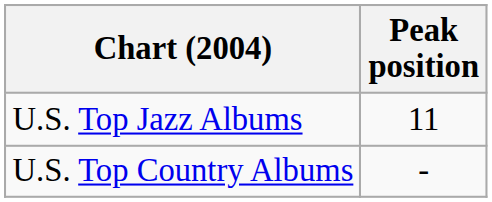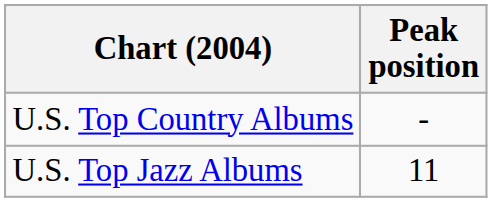rows swapped: (183, 170) <-> (158, 118)
